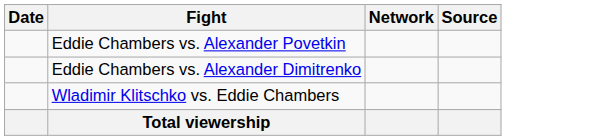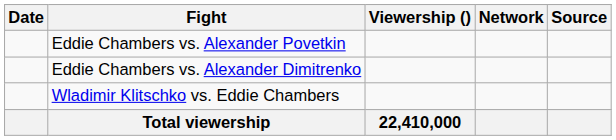+ column: (420, 17)
